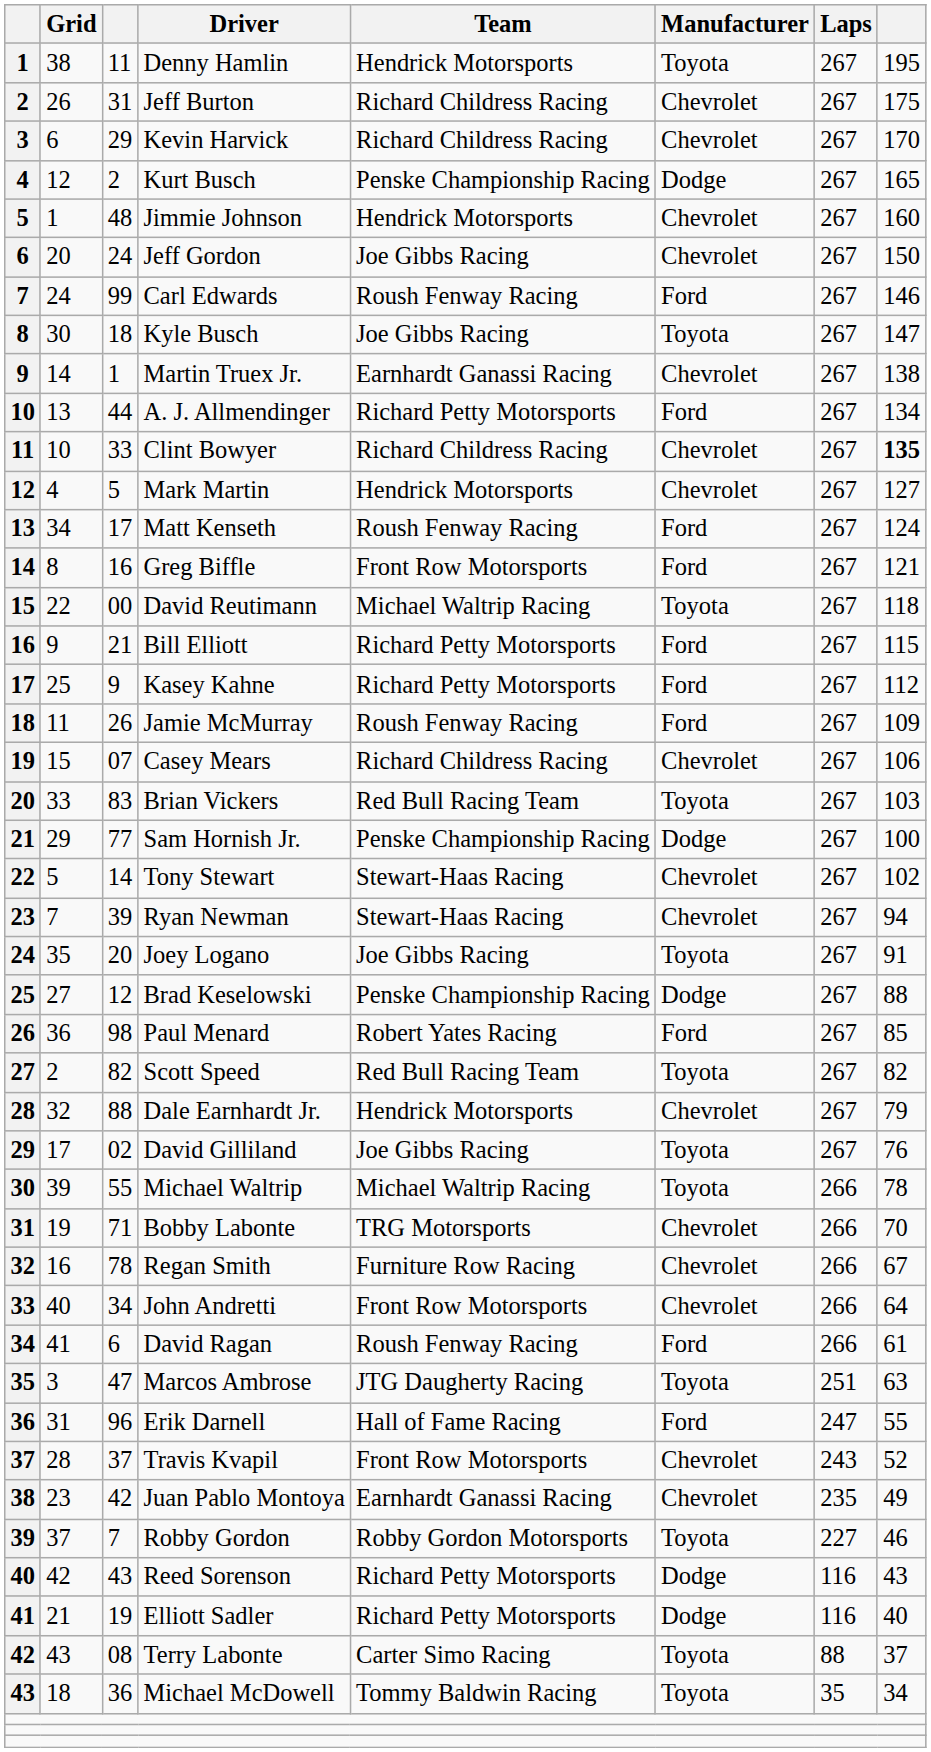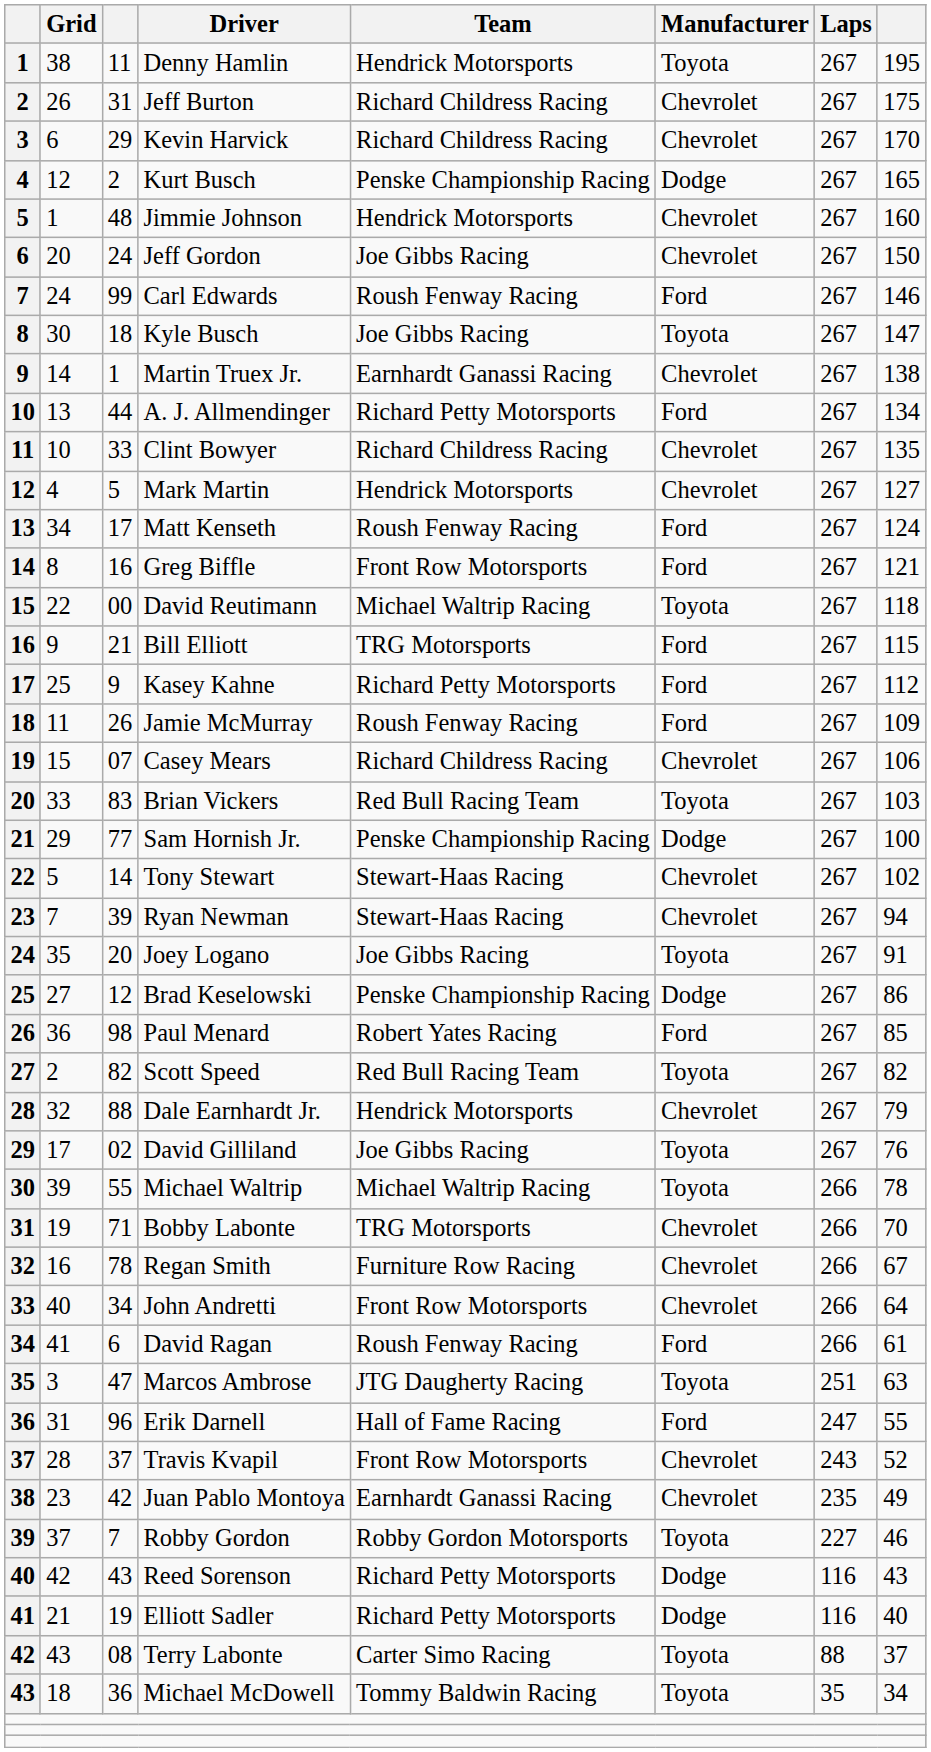(902, 450) bold -> (902, 450) normal
(486, 645) Richard Petty Motorsports -> (443, 645) TRG Motorsports
(895, 994) 88 -> (895, 994) 86
